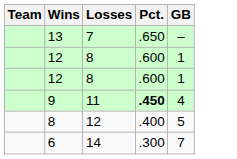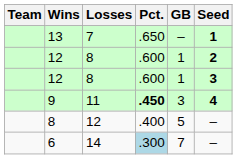+ column: (213, 15)
(181, 100) 4 -> (181, 100) 3
(152, 143) no background -> (152, 143) lightblue background
